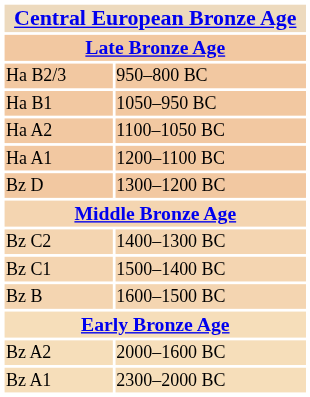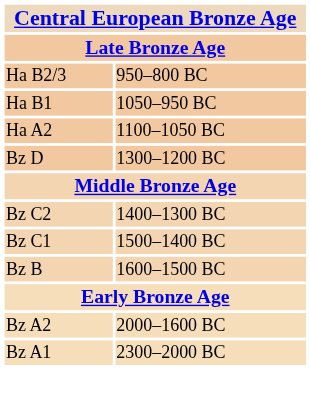- row: (29, 157)
